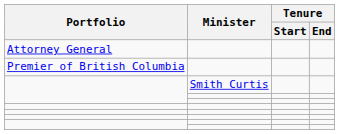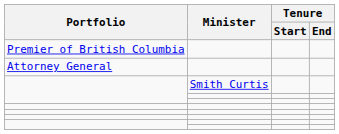rows swapped: (96, 67) <-> (60, 49)
